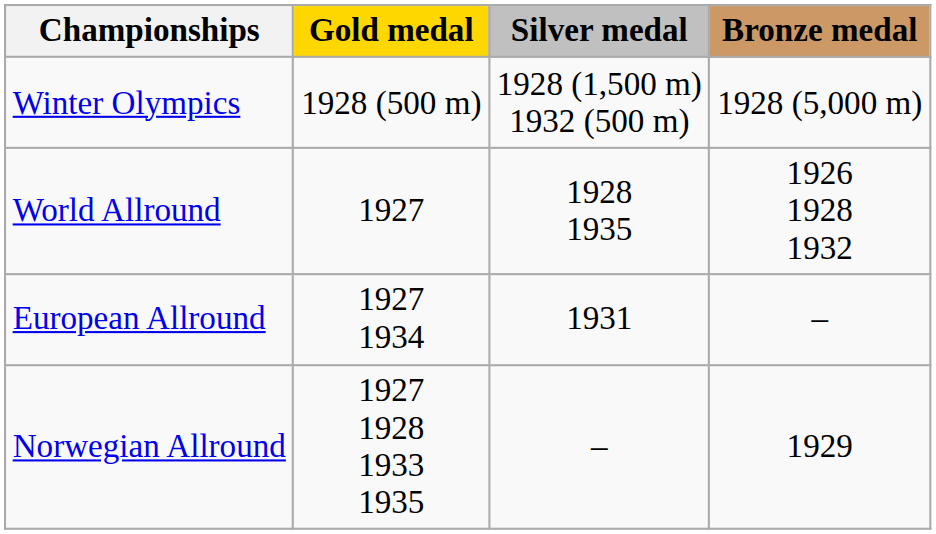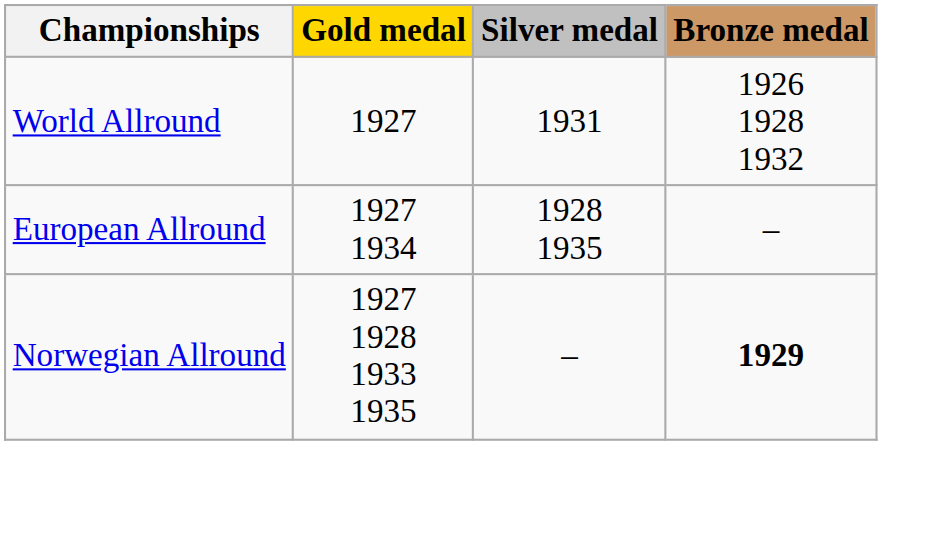- row: (127, 101)
(599, 210) 1928 1935 -> (570, 120) 1931
(599, 318) 1931 -> (570, 228) 1928 1935
(820, 445) normal -> (771, 356) bold
